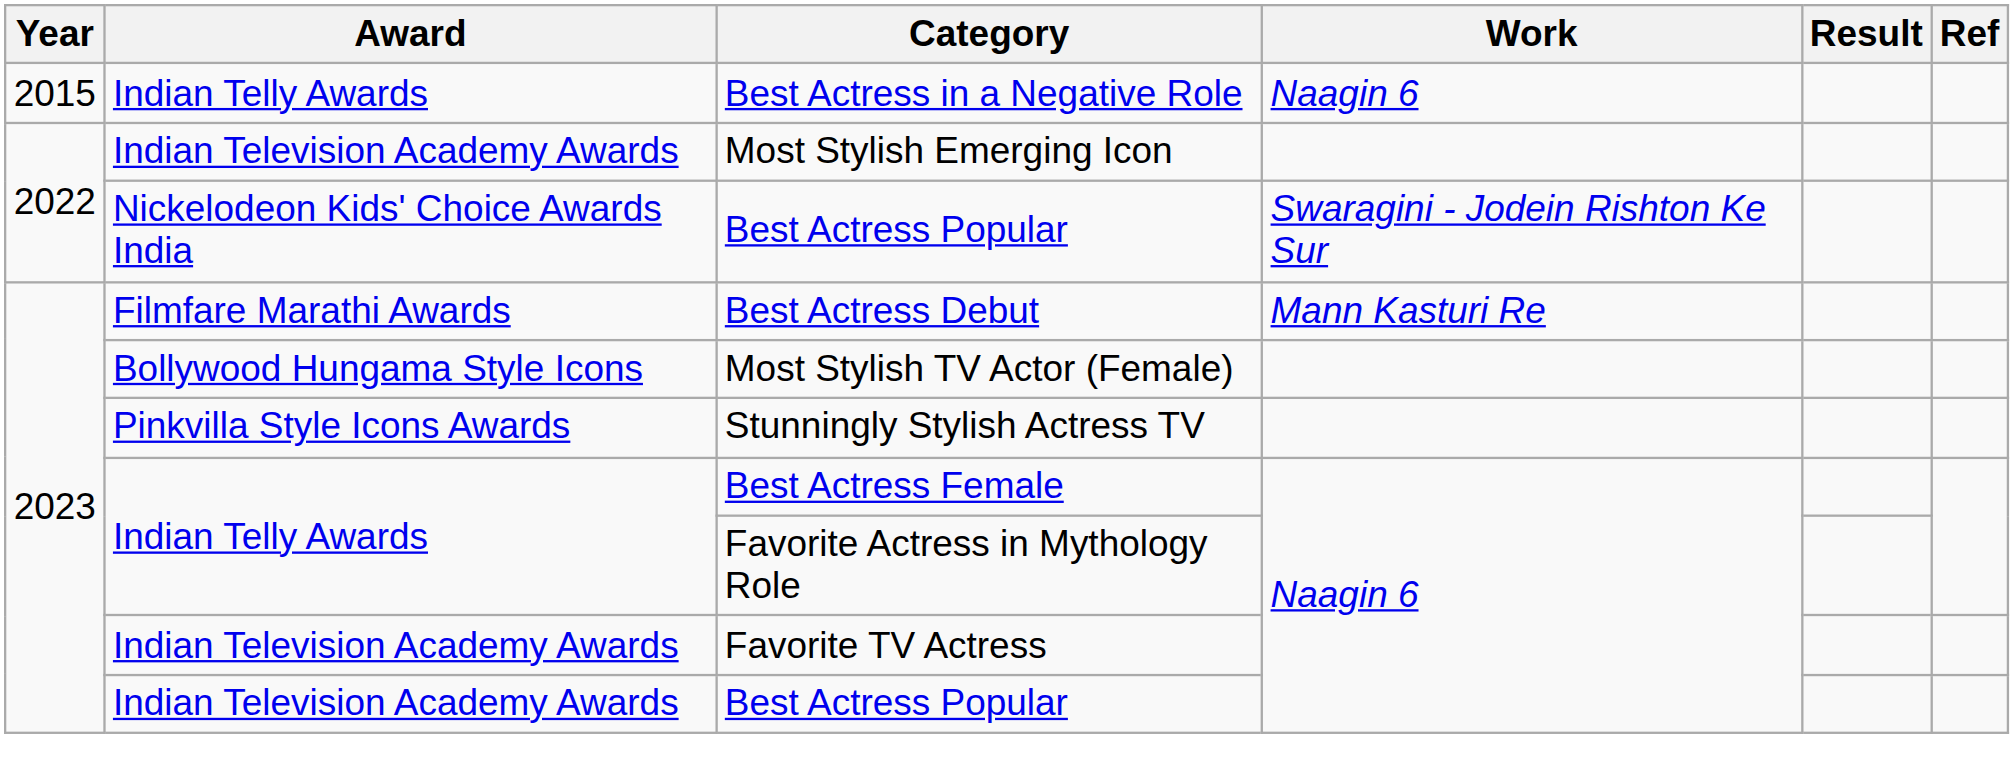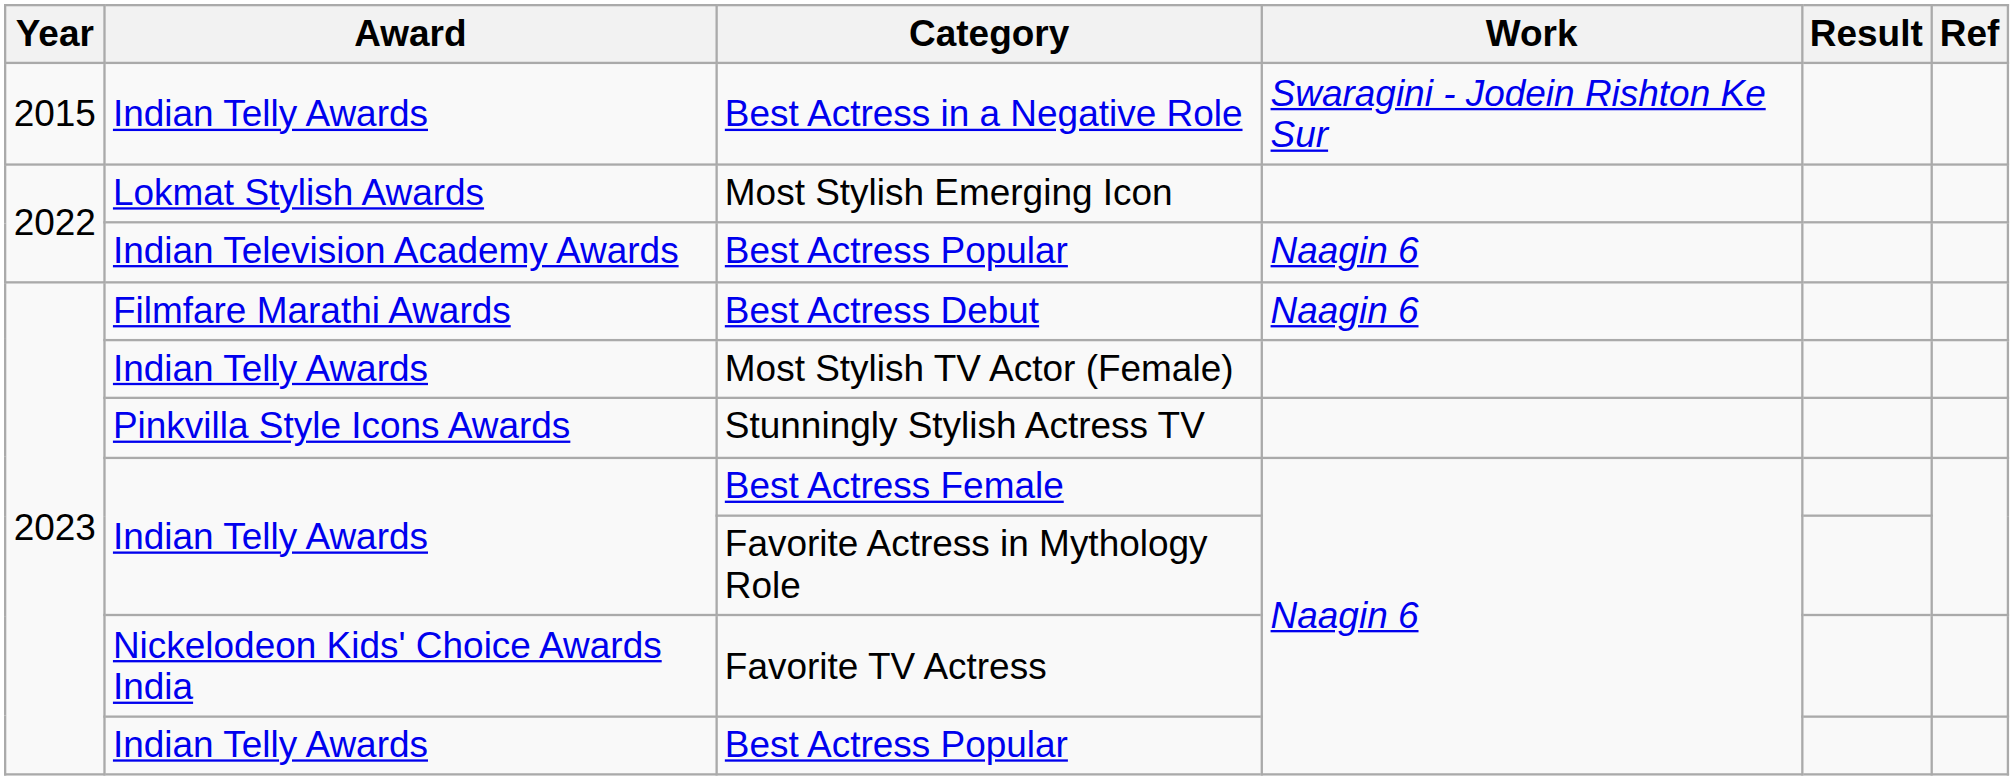(1345, 92) Naagin 6 -> (1518, 113) Swaragini - Jodein Rishton Ke Sur
(396, 151) Indian Television Academy Awards -> (299, 192) Lokmat Stylish Awards
(387, 230) Nickelodeon Kids' Choice Awards India -> (396, 251) Indian Television Academy Awards
(1518, 230) Swaragini - Jodein Rishton Ke Sur -> (1345, 251) Naagin 6
(1408, 309) Mann Kasturi Re -> (1345, 309) Naagin 6
(378, 368) Bollywood Hungama Style Icons -> (270, 368) Indian Telly Awards
(396, 644) Indian Television Academy Awards -> (387, 665) Nickelodeon Kids' Choice Awards India
(396, 703) Indian Television Academy Awards -> (270, 744) Indian Telly Awards
